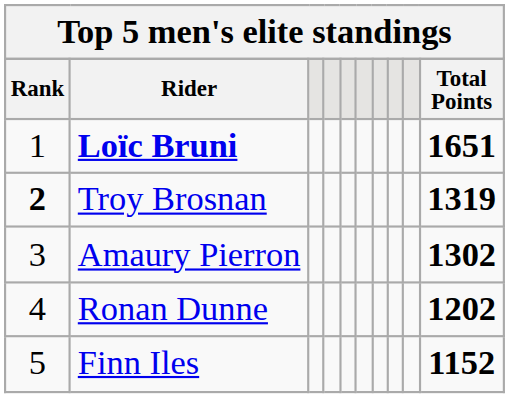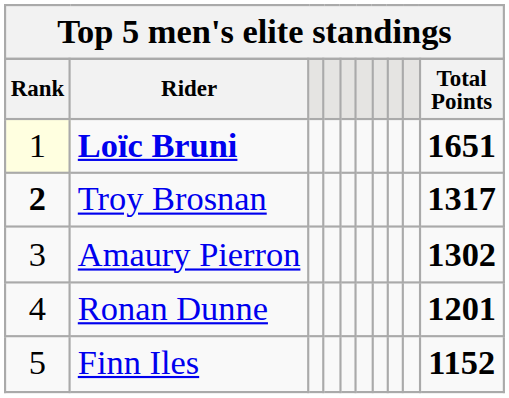(37, 144) no background -> (37, 144) lightyellow background
(462, 199) 1319 -> (462, 199) 1317
(462, 308) 1202 -> (462, 308) 1201
